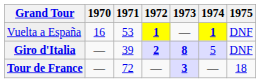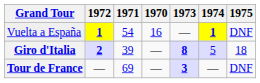columns swapped: (99, 13) <-> (156, 13)
(128, 31) 53 -> (128, 31) 54
(241, 50) DNF -> (241, 50) 18
(128, 68) 72 -> (128, 68) 69
(241, 68) 18 -> (241, 68) DNF
